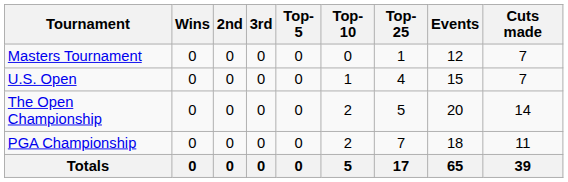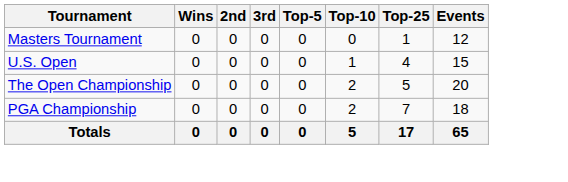- column: (523, 24)
